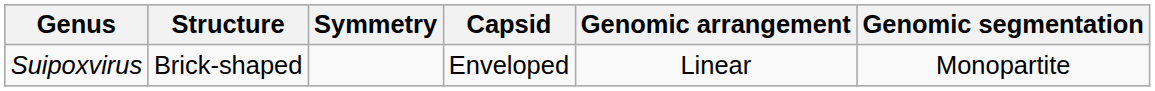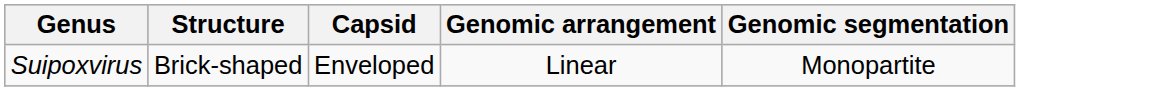- column: (376, 24)
